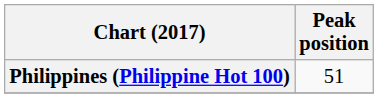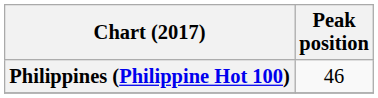(334, 76) 51 -> (334, 76) 46
